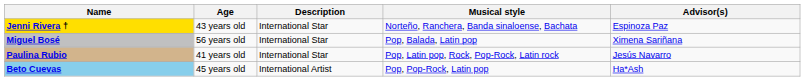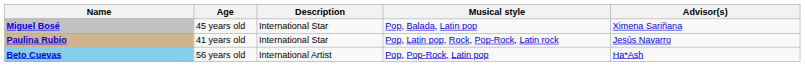- row: (37, 26)
(221, 41) 56 years old -> (221, 26) 45 years old
(221, 69) 45 years old -> (221, 55) 56 years old
